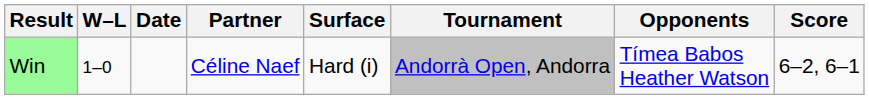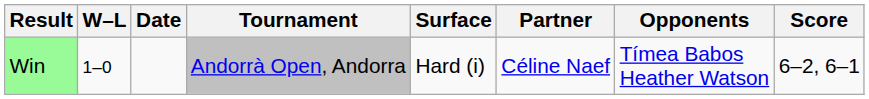columns swapped: (503, 20) <-> (245, 20)
